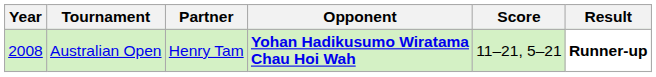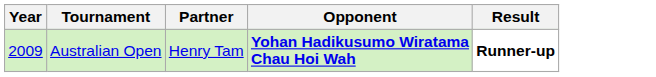- column: (519, 17)
(25, 50) 2008 -> (25, 50) 2009
